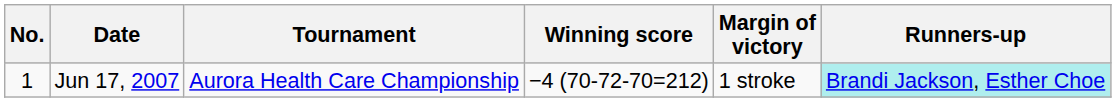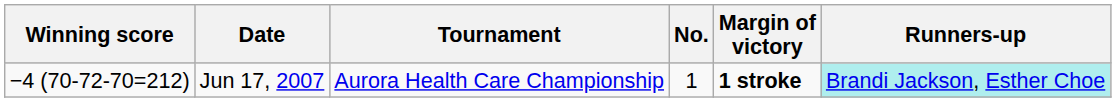columns swapped: (27, 34) <-> (619, 34)
(757, 80) normal -> (760, 80) bold
